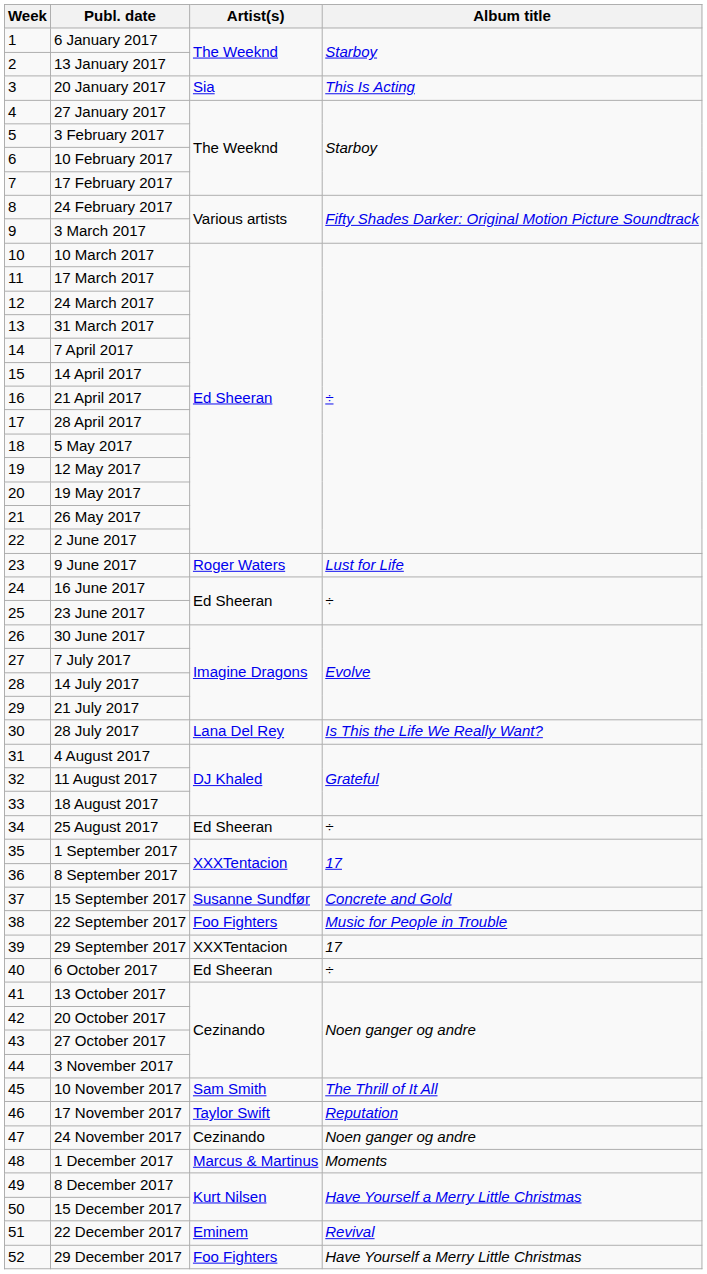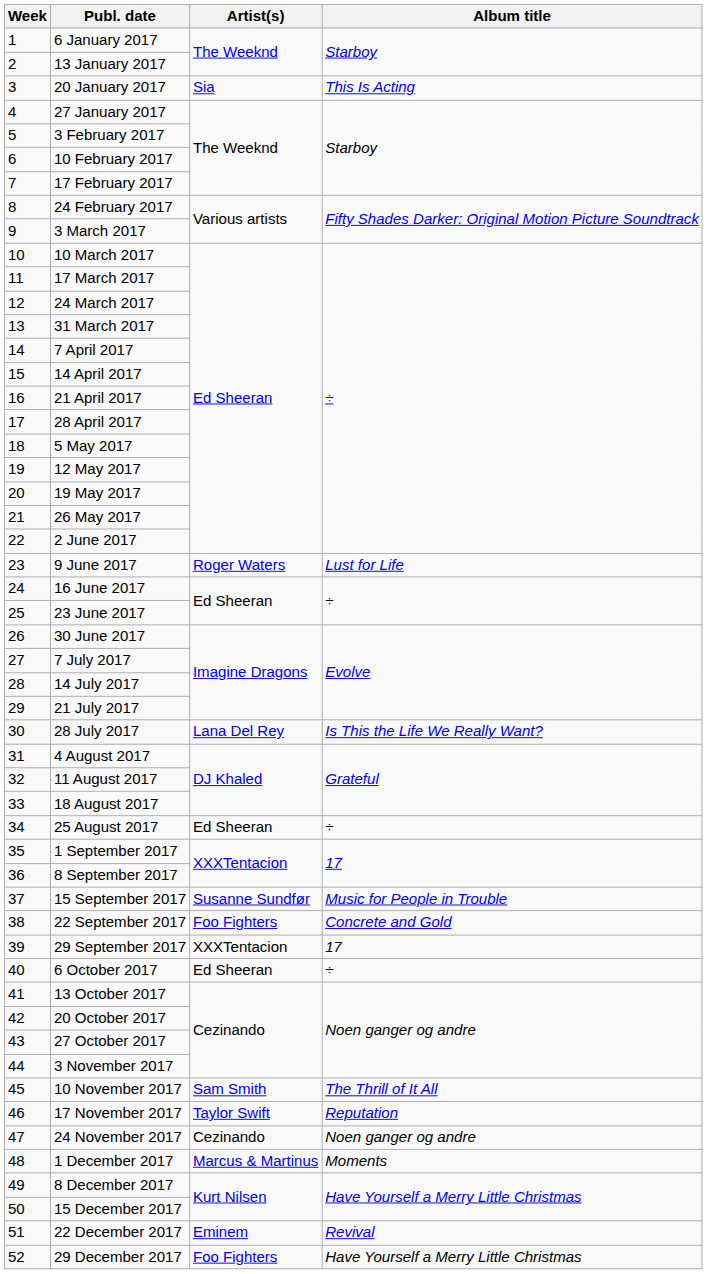(388, 898) Concrete and Gold -> (416, 898) Music for People in Trouble
(416, 922) Music for People in Trouble -> (388, 922) Concrete and Gold
